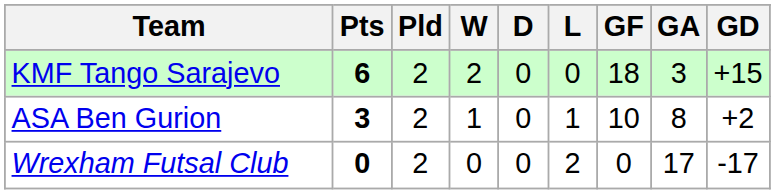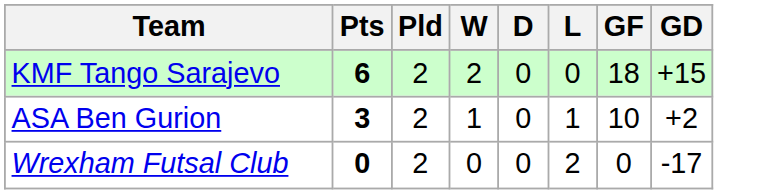- column: (679, 27)
